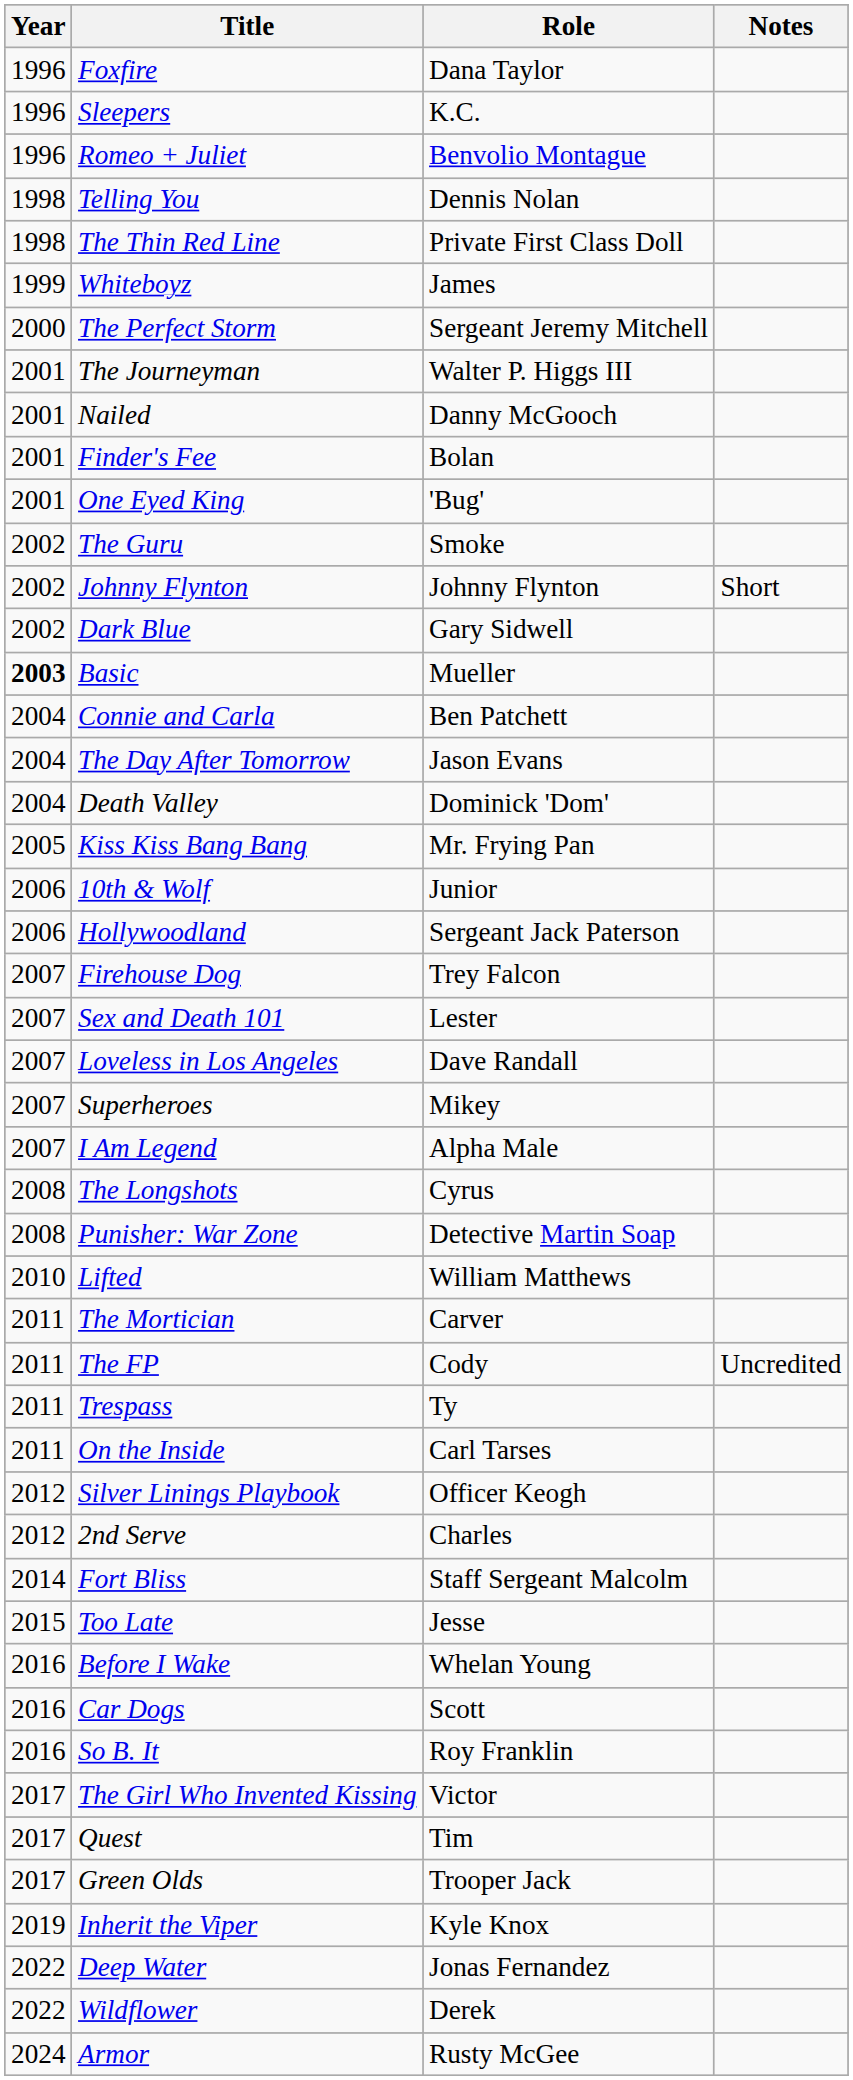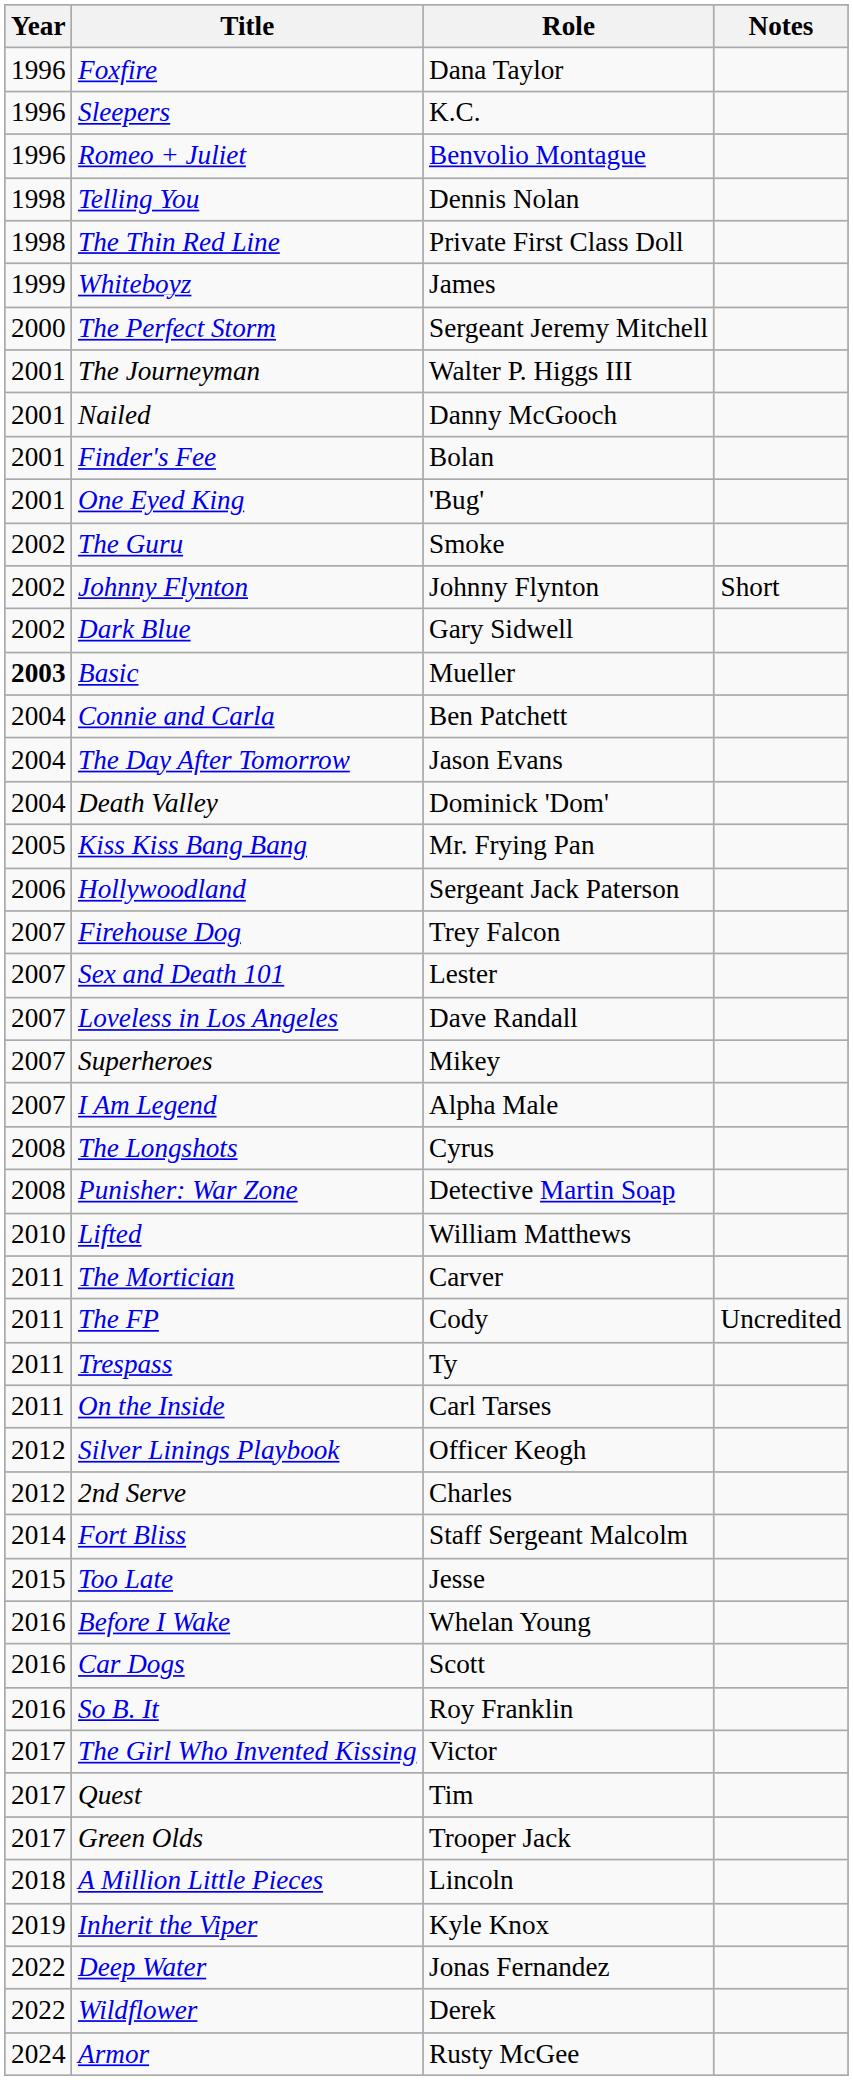- row: (144, 888)
+ row: (201, 1880)
